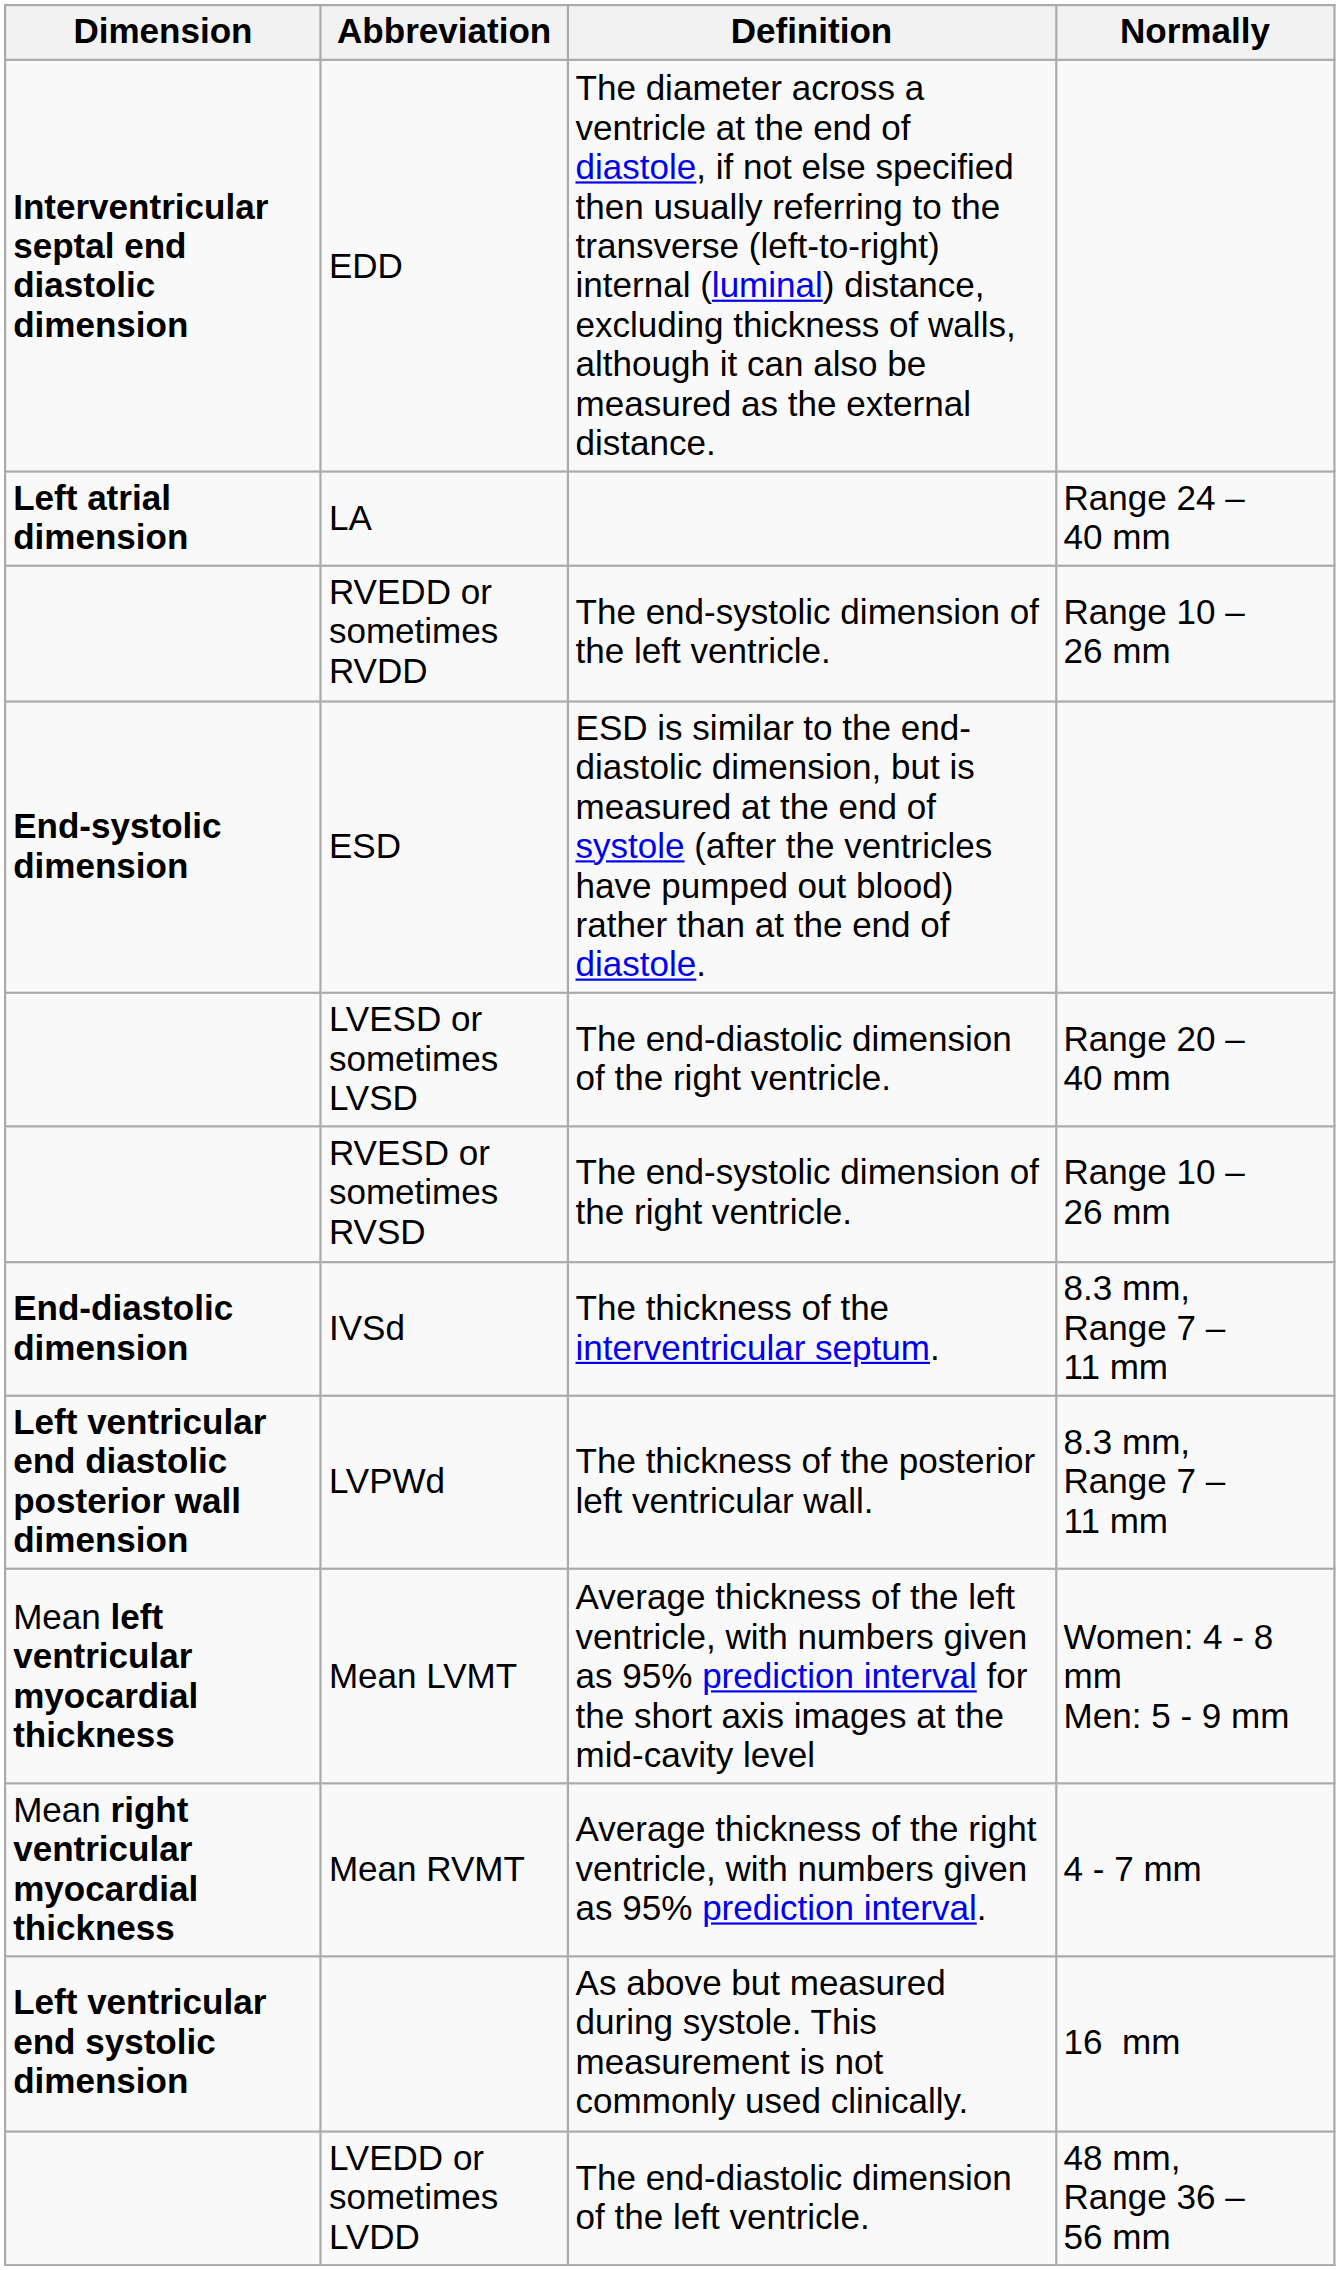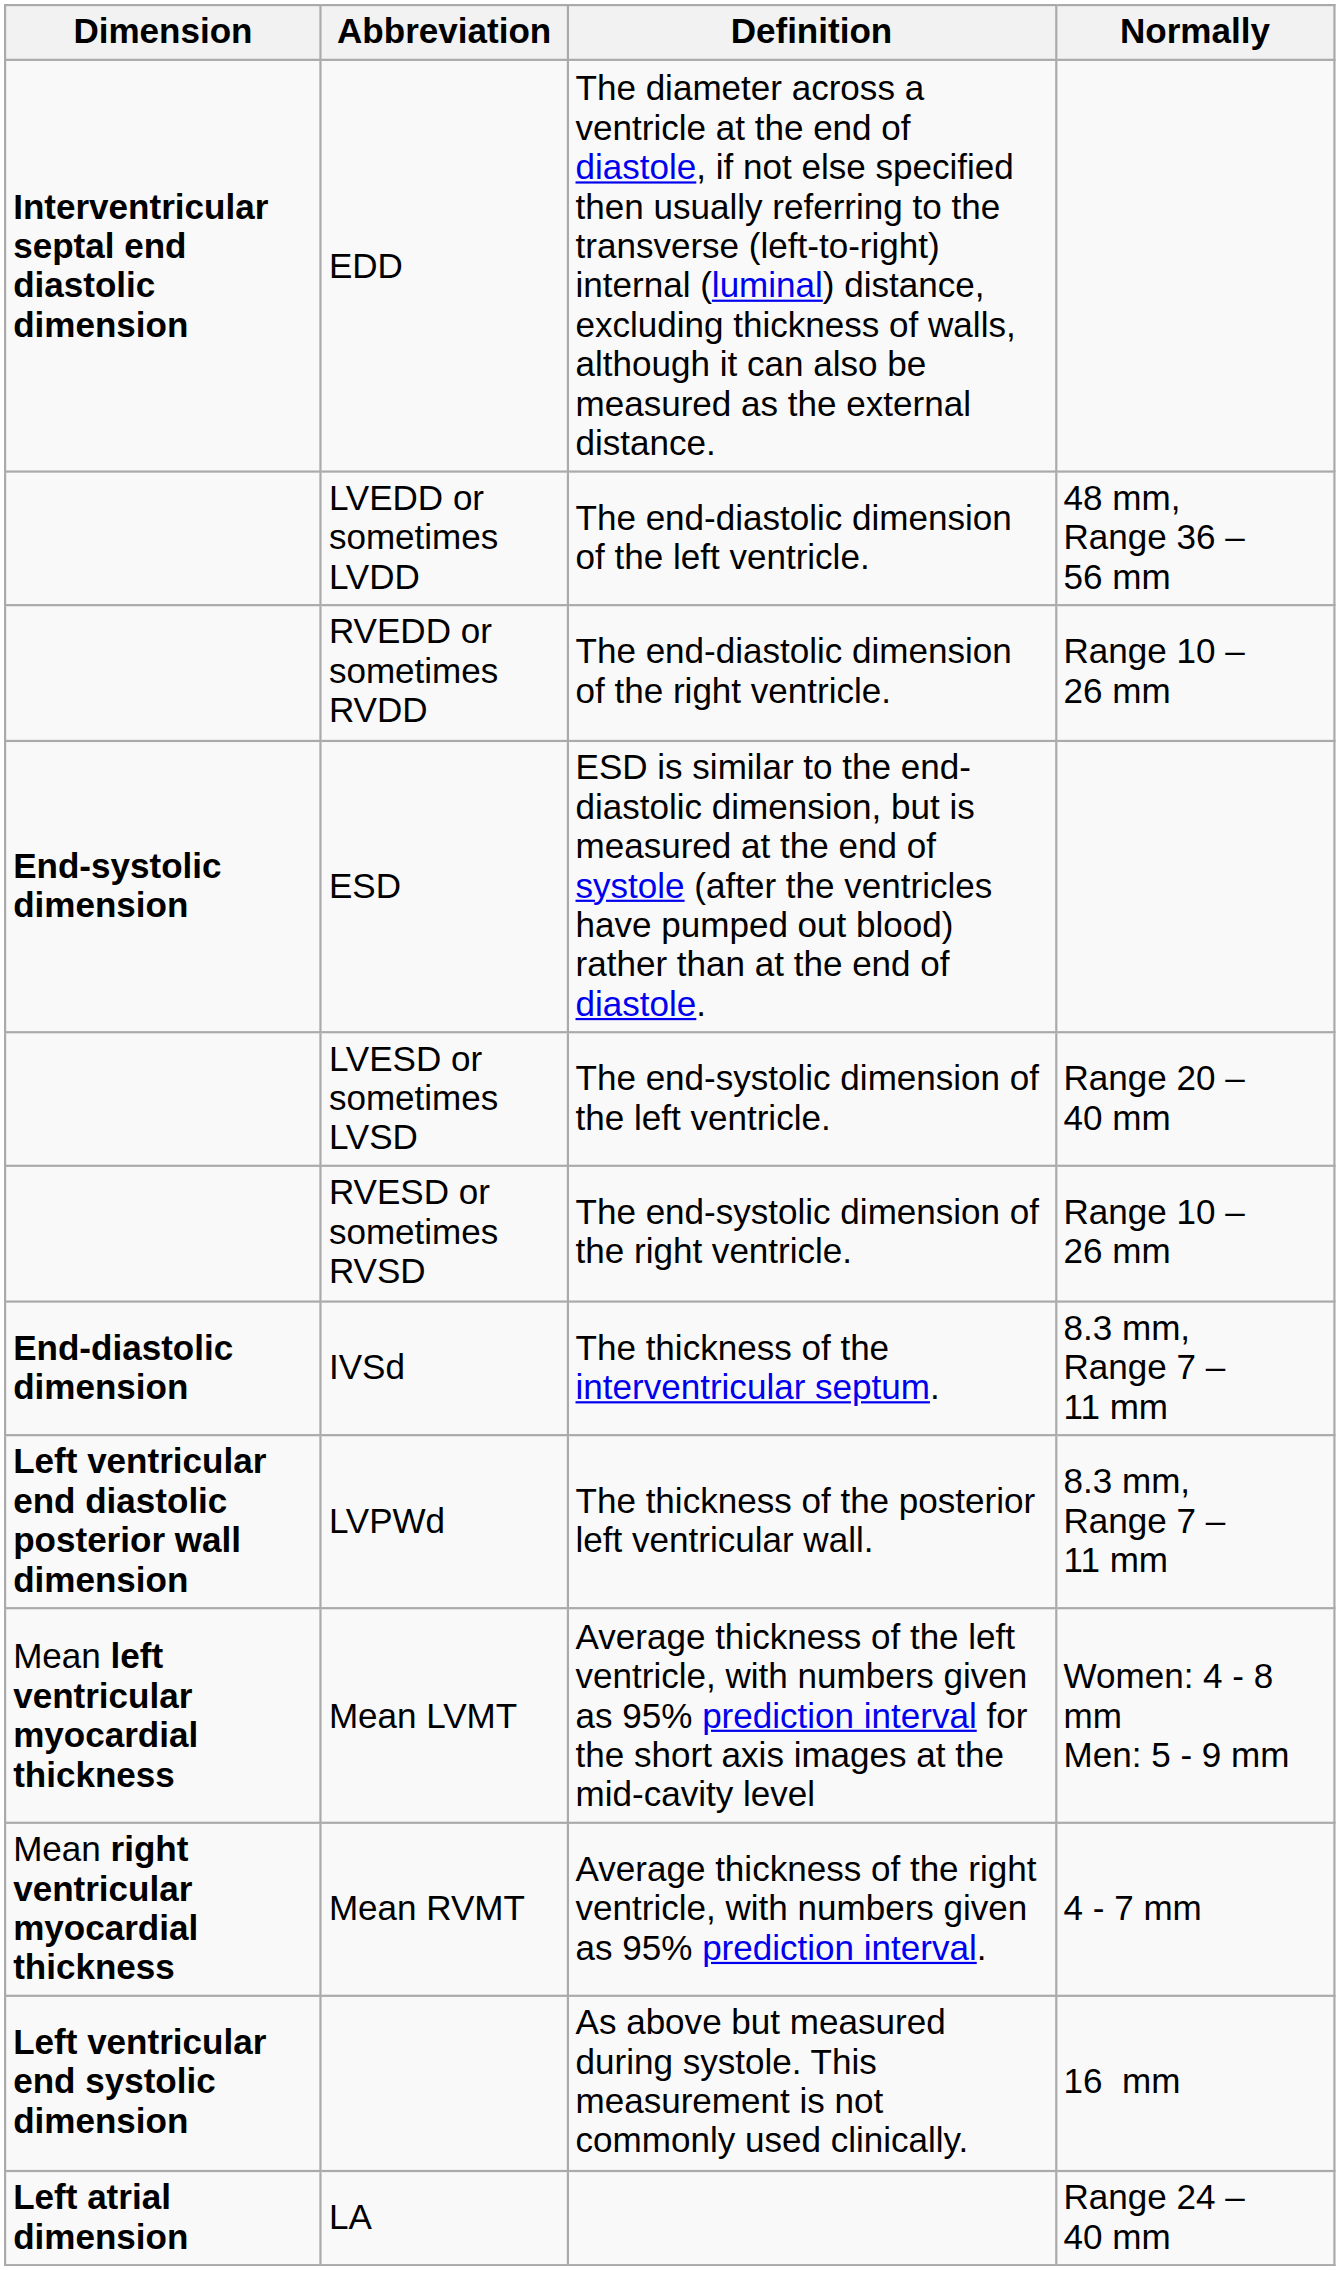rows swapped: (414, 2197) <-> (350, 517)
(807, 632) The end-systolic dimension of the left ventricle. -> (794, 672) The end-diastolic dimension of the right ventricle.
(794, 1059) The end-diastolic dimension of the right ventricle. -> (807, 1098) The end-systolic dimension of the left ventricle.
